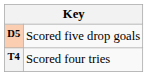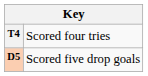rows swapped: (14, 33) <-> (14, 57)
